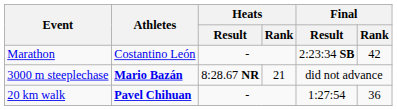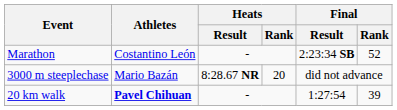(374, 55) 42 -> (374, 55) 52
(148, 75) bold -> (146, 75) normal
(279, 75) 21 -> (279, 75) 20
(374, 95) 36 -> (374, 95) 39
